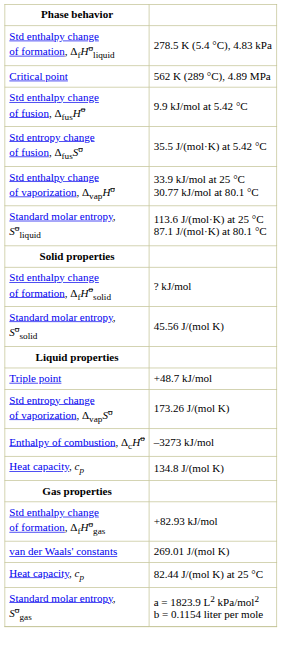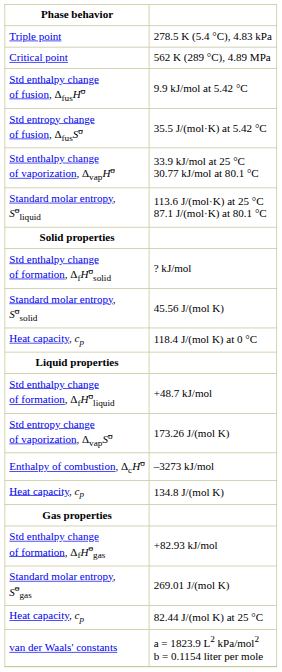(62, 45) Std enthalpy change of formation, ΔfHoliquid -> (35, 36) Triple point
+ row: (205, 340)
(35, 378) Triple point -> (62, 393) Std enthalpy change of formation, ΔfHoliquid
(63, 552) van der Waals' constants -> (62, 585) Standard molar entropy, Sogas
(62, 607) Standard molar entropy, Sogas -> (63, 648) van der Waals' constants
